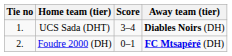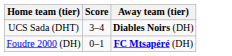- column: (20, 12)
